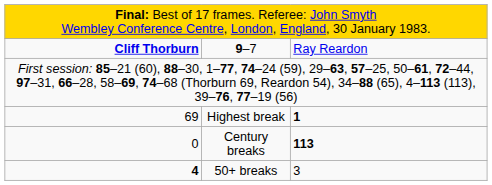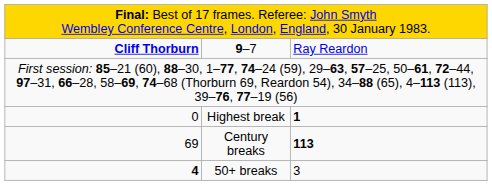(192, 117) 69 -> (195, 117) 0
(195, 144) 0 -> (192, 144) 69
